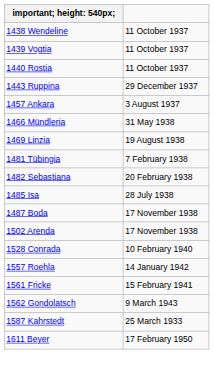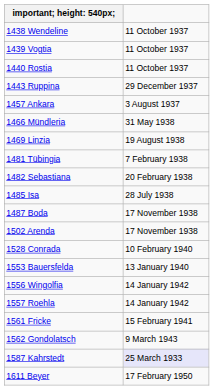+ row: (40, 267)
+ row: (35, 285)
(154, 321) no background -> (154, 358) lavender background
